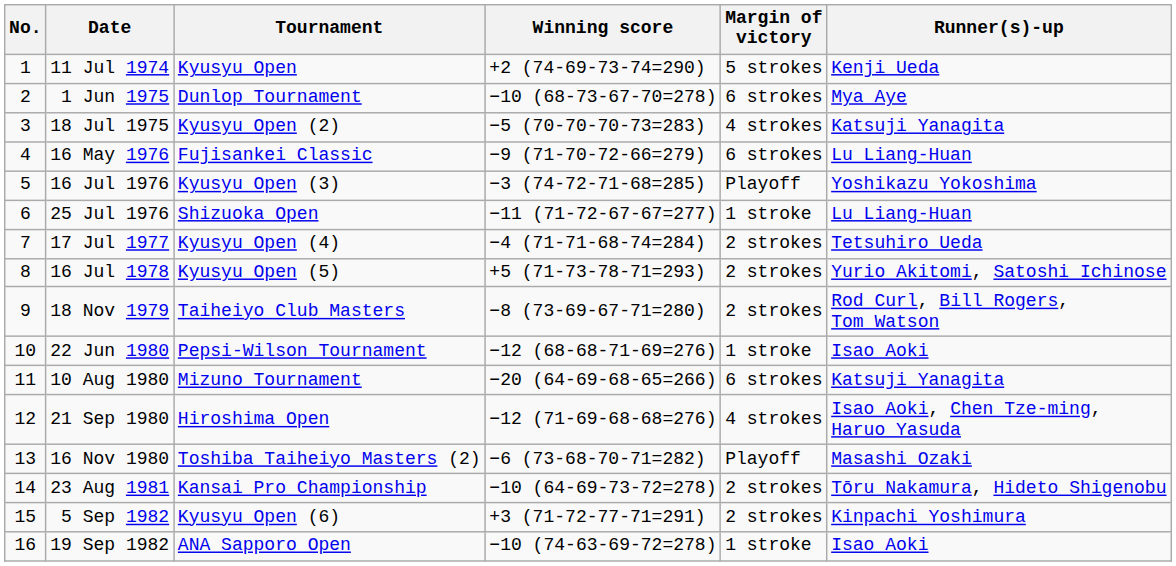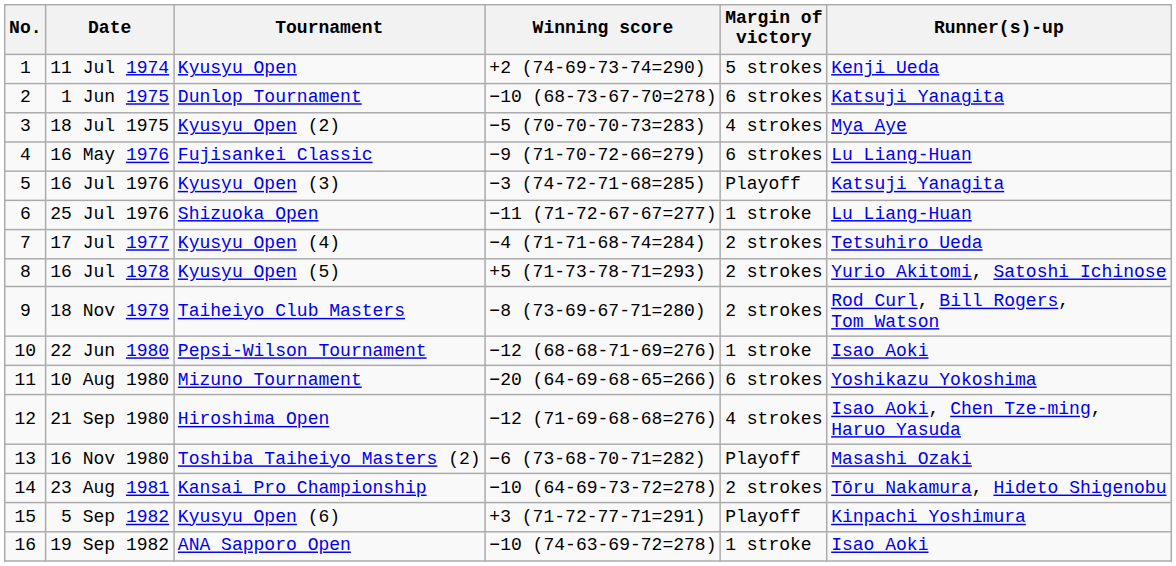(869, 98) Mya Aye -> (918, 98) Katsuji Yanagita
(918, 127) Katsuji Yanagita -> (869, 127) Mya Aye
(934, 186) Yoshikazu Yokoshima -> (918, 186) Katsuji Yanagita
(918, 381) Katsuji Yanagita -> (934, 381) Yoshikazu Yokoshima
(774, 518) 2 strokes -> (763, 518) Playoff
